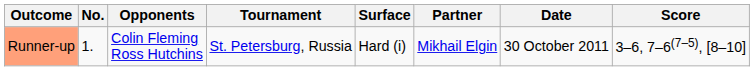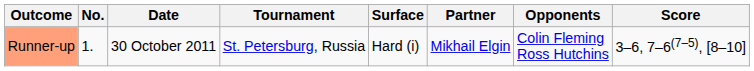columns swapped: (556, 15) <-> (157, 15)
